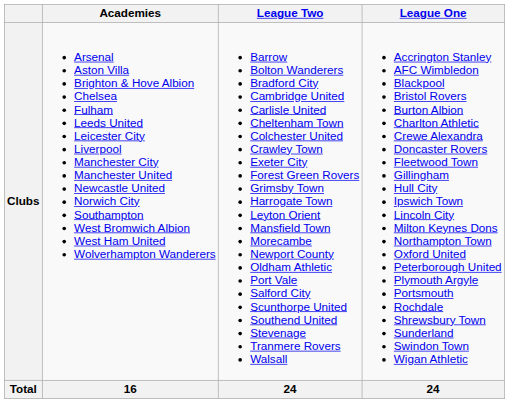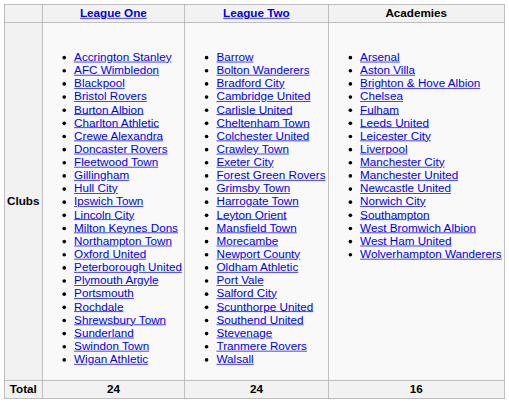columns swapped: (433, 13) <-> (130, 13)
